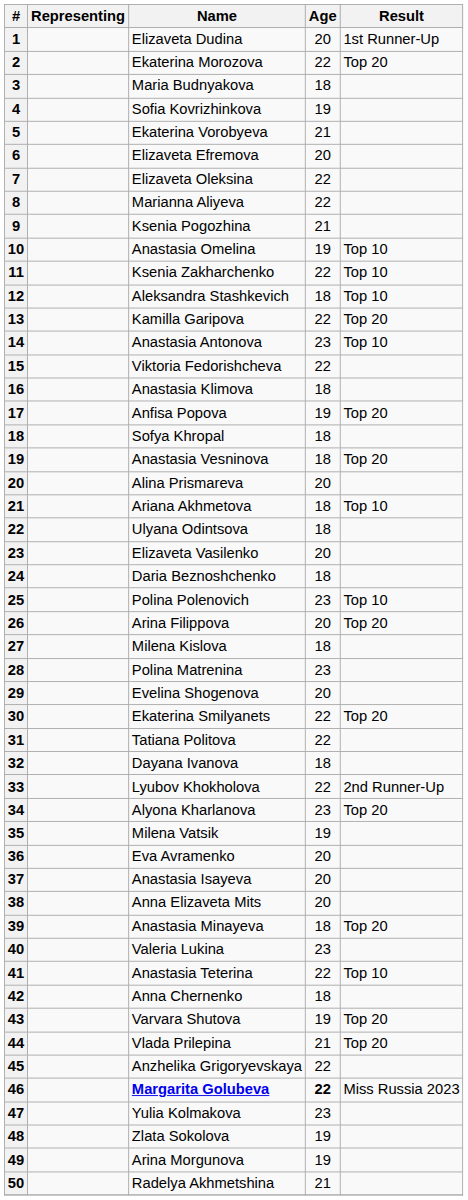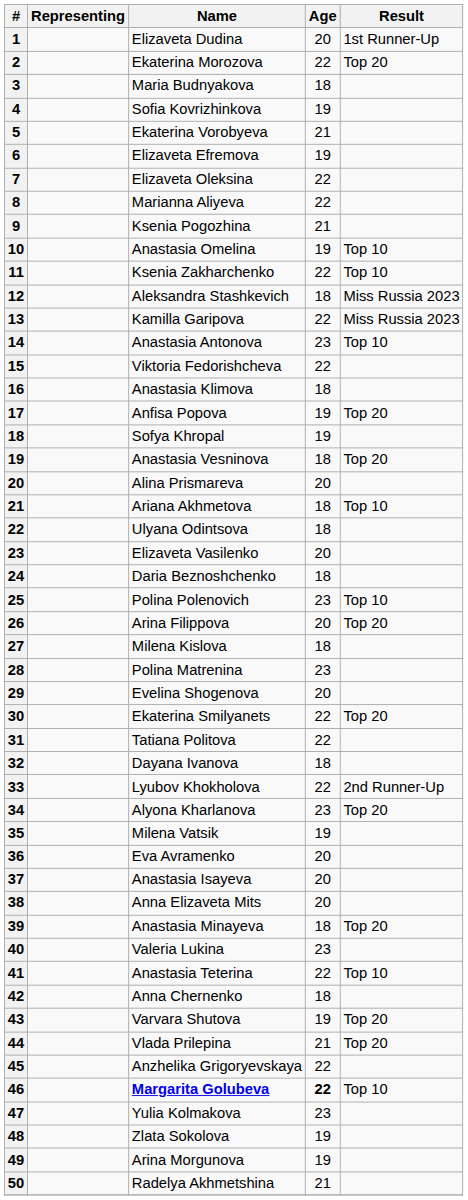(323, 156) 20 -> (323, 156) 19
(366, 296) Top 10 -> (402, 296) Miss Russia 2023
(366, 319) Top 20 -> (402, 319) Miss Russia 2023
(323, 436) 18 -> (323, 436) 19
(402, 1090) Miss Russia 2023 -> (366, 1090) Top 10
